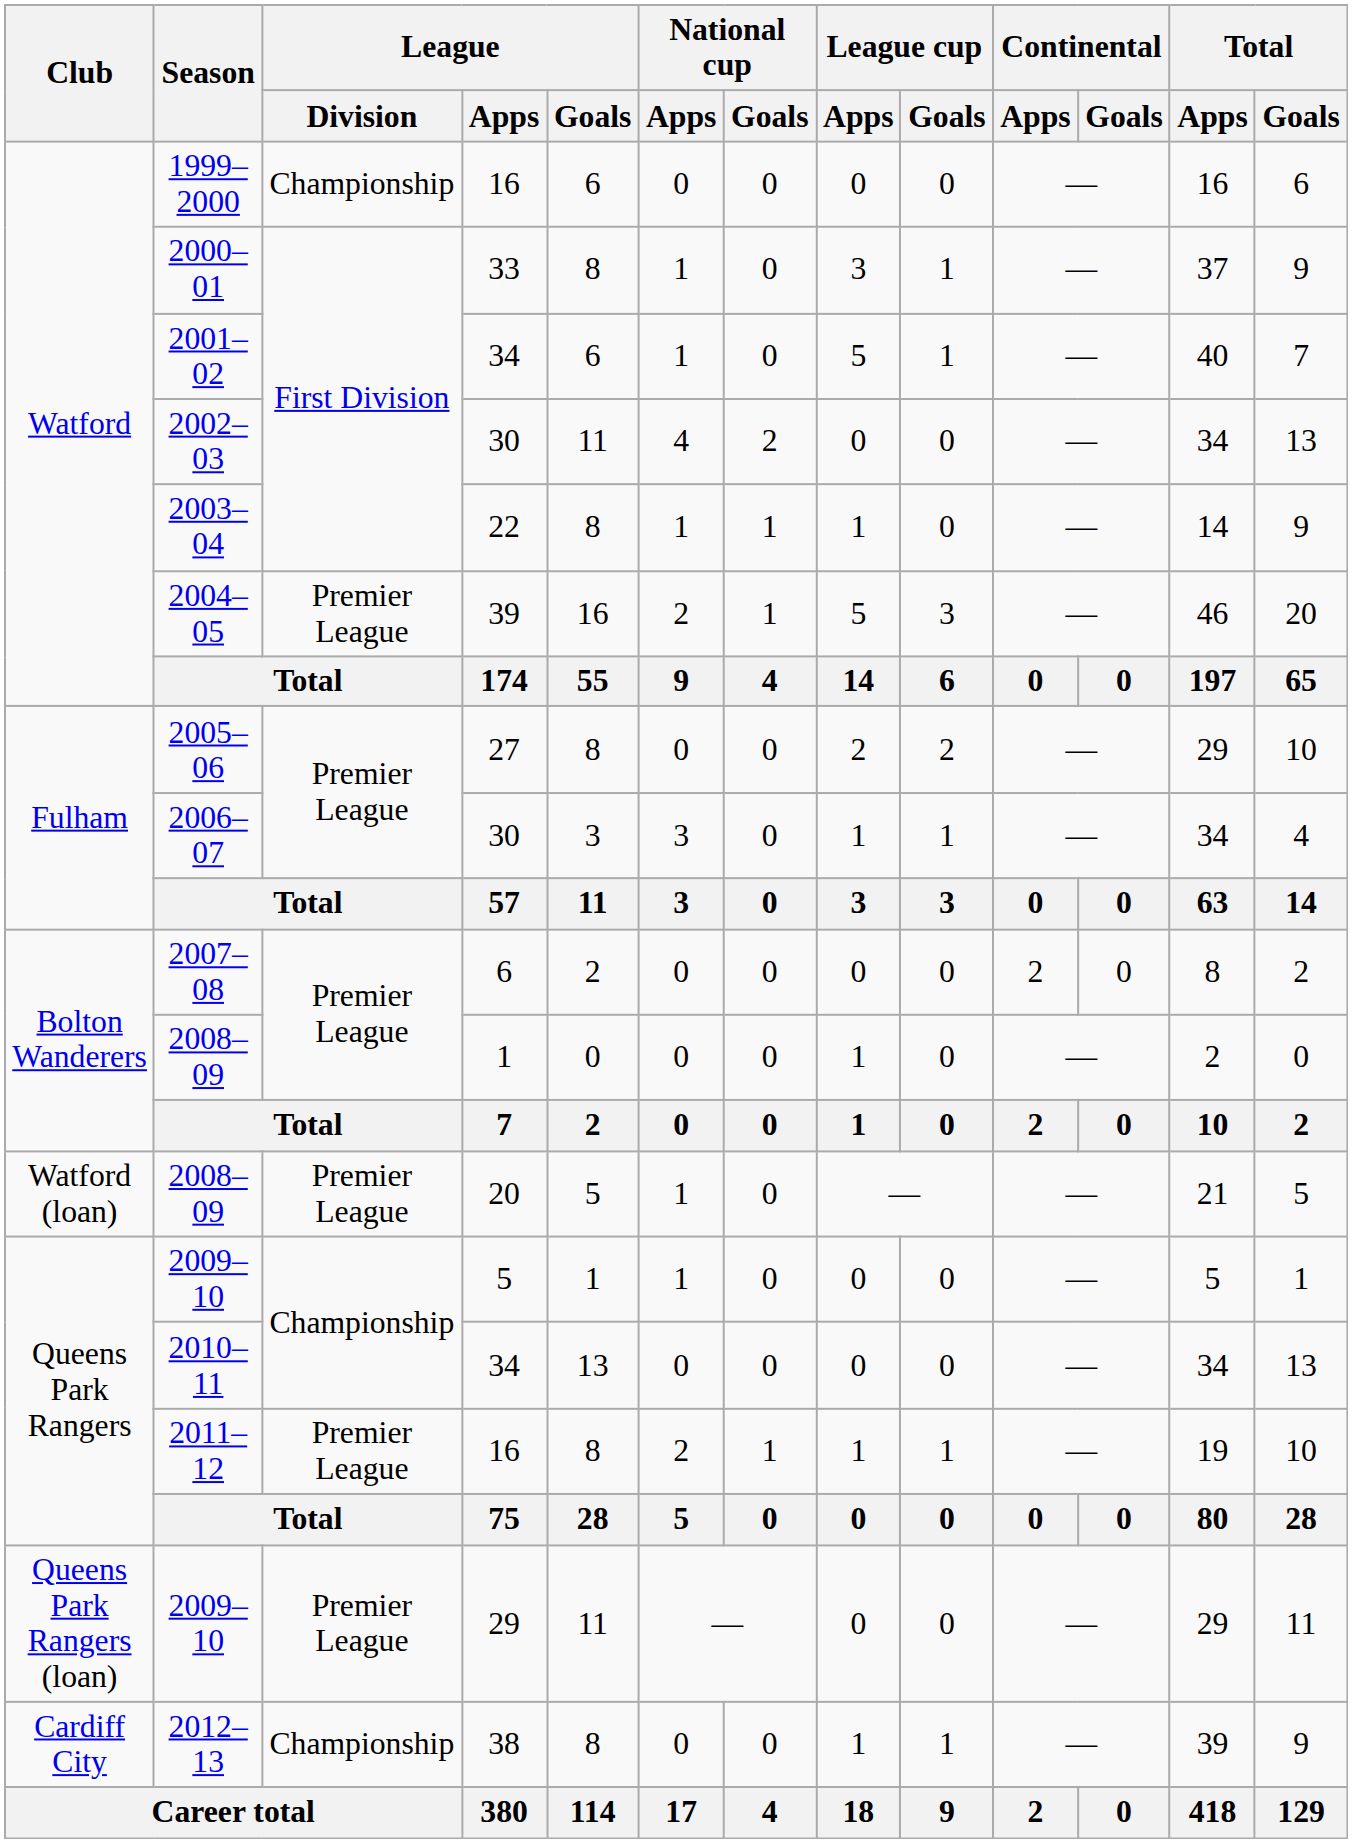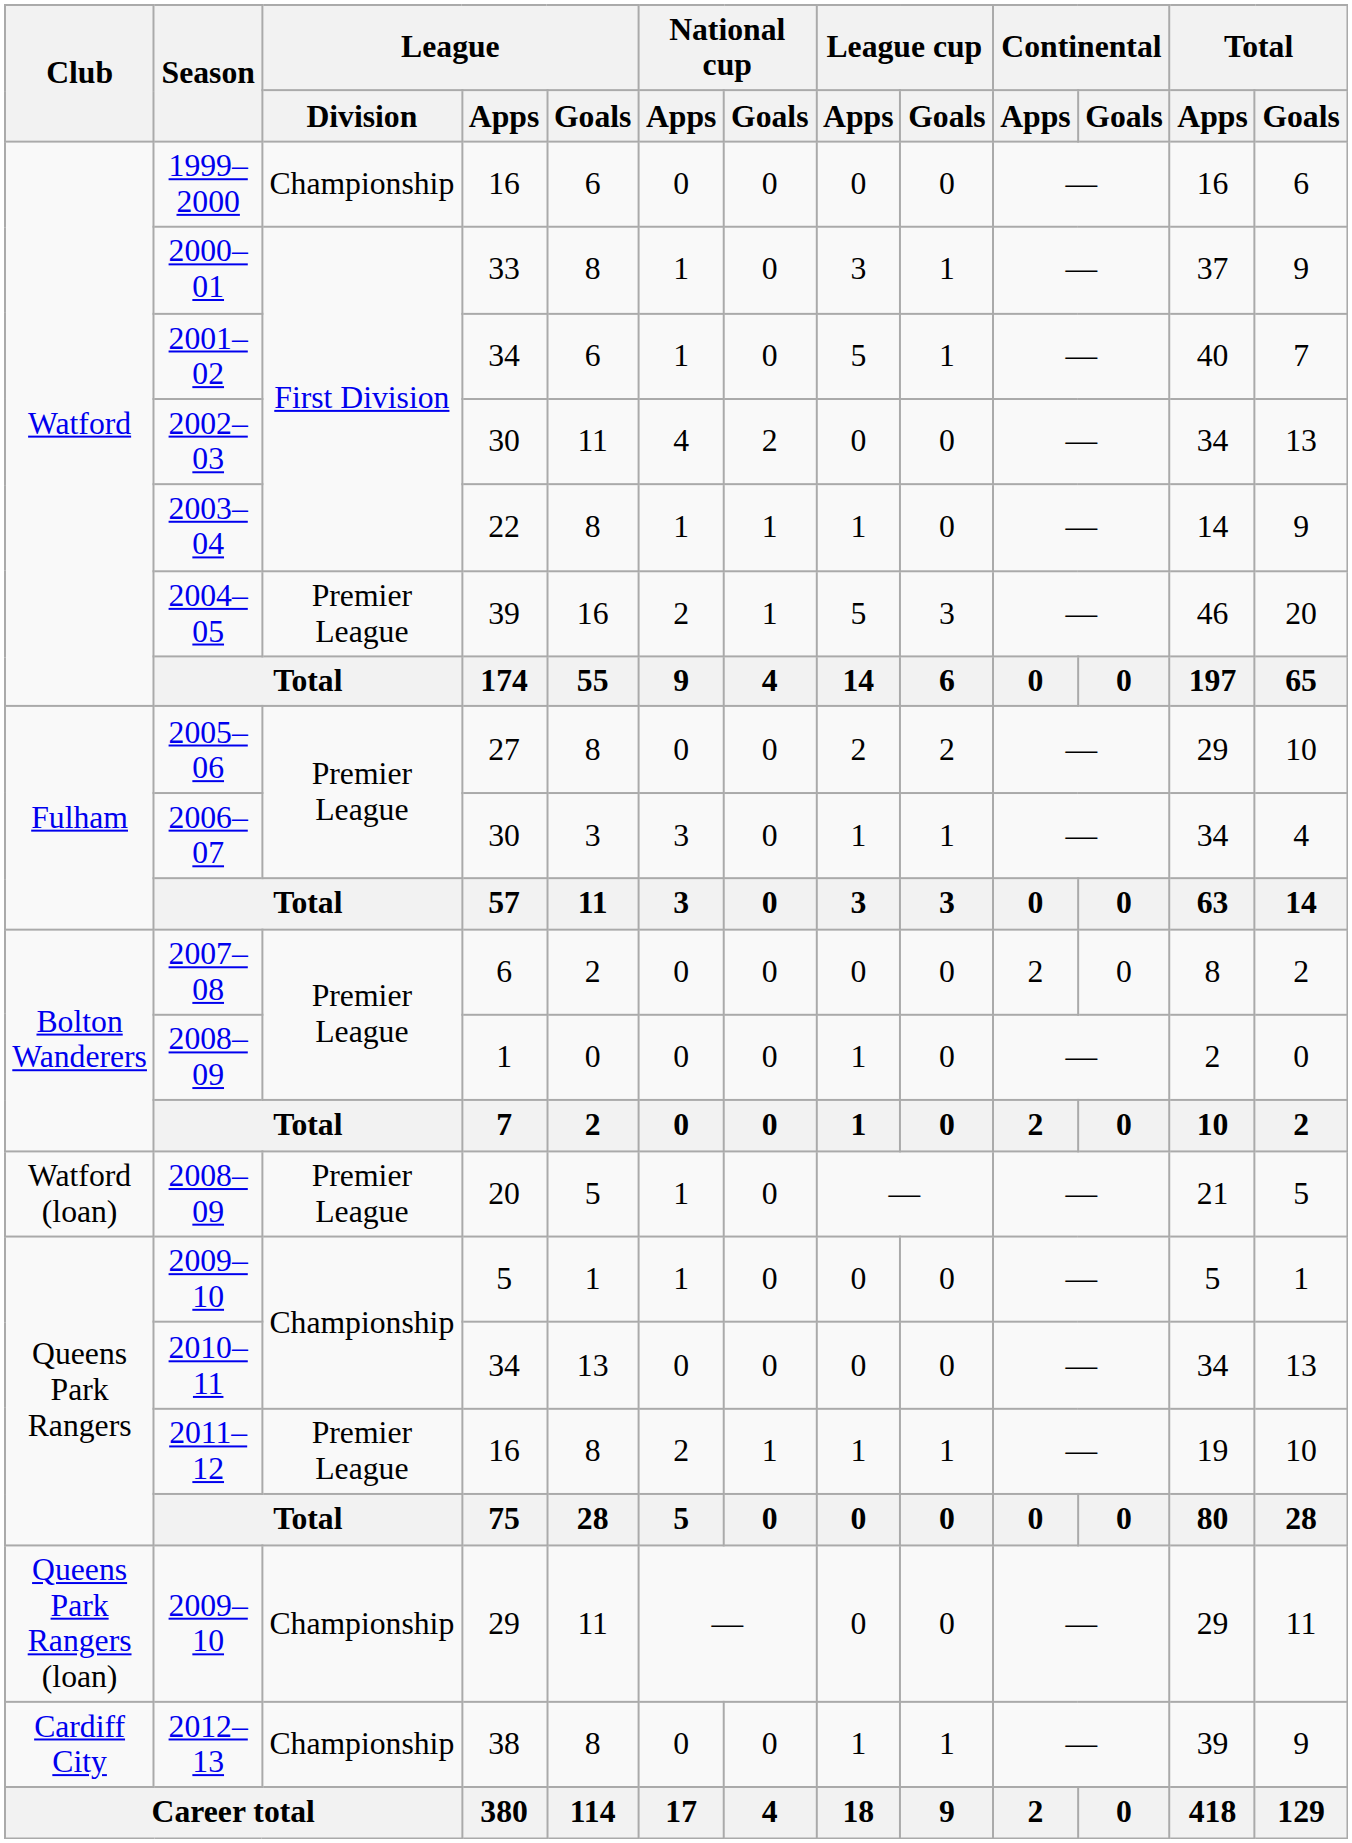(362, 1622) Premier League -> (362, 1622) Championship
